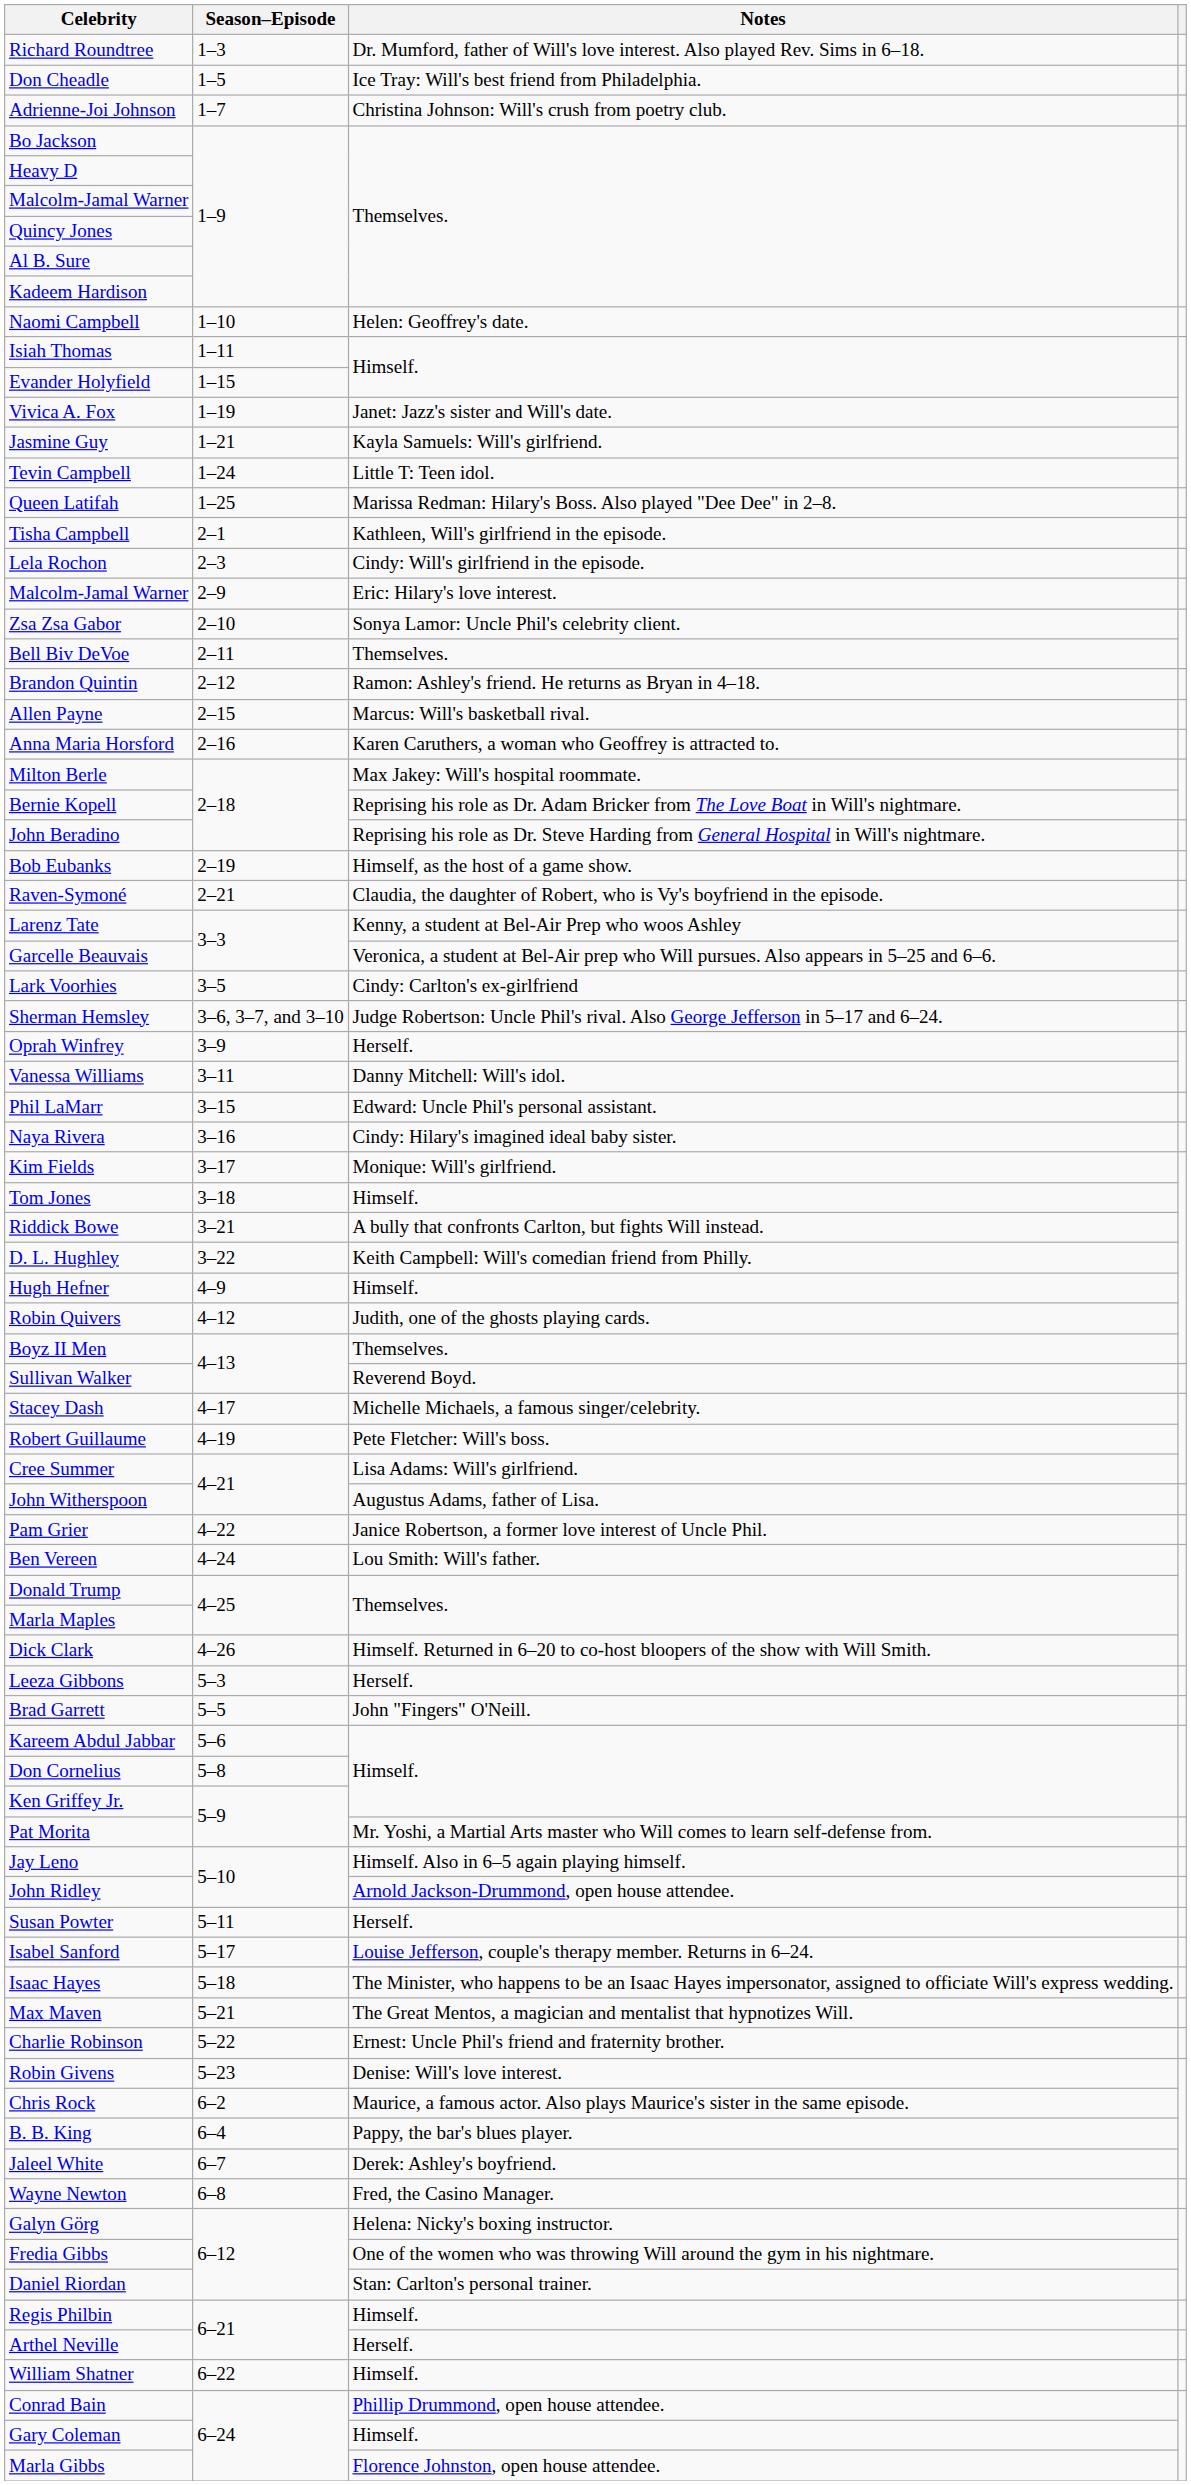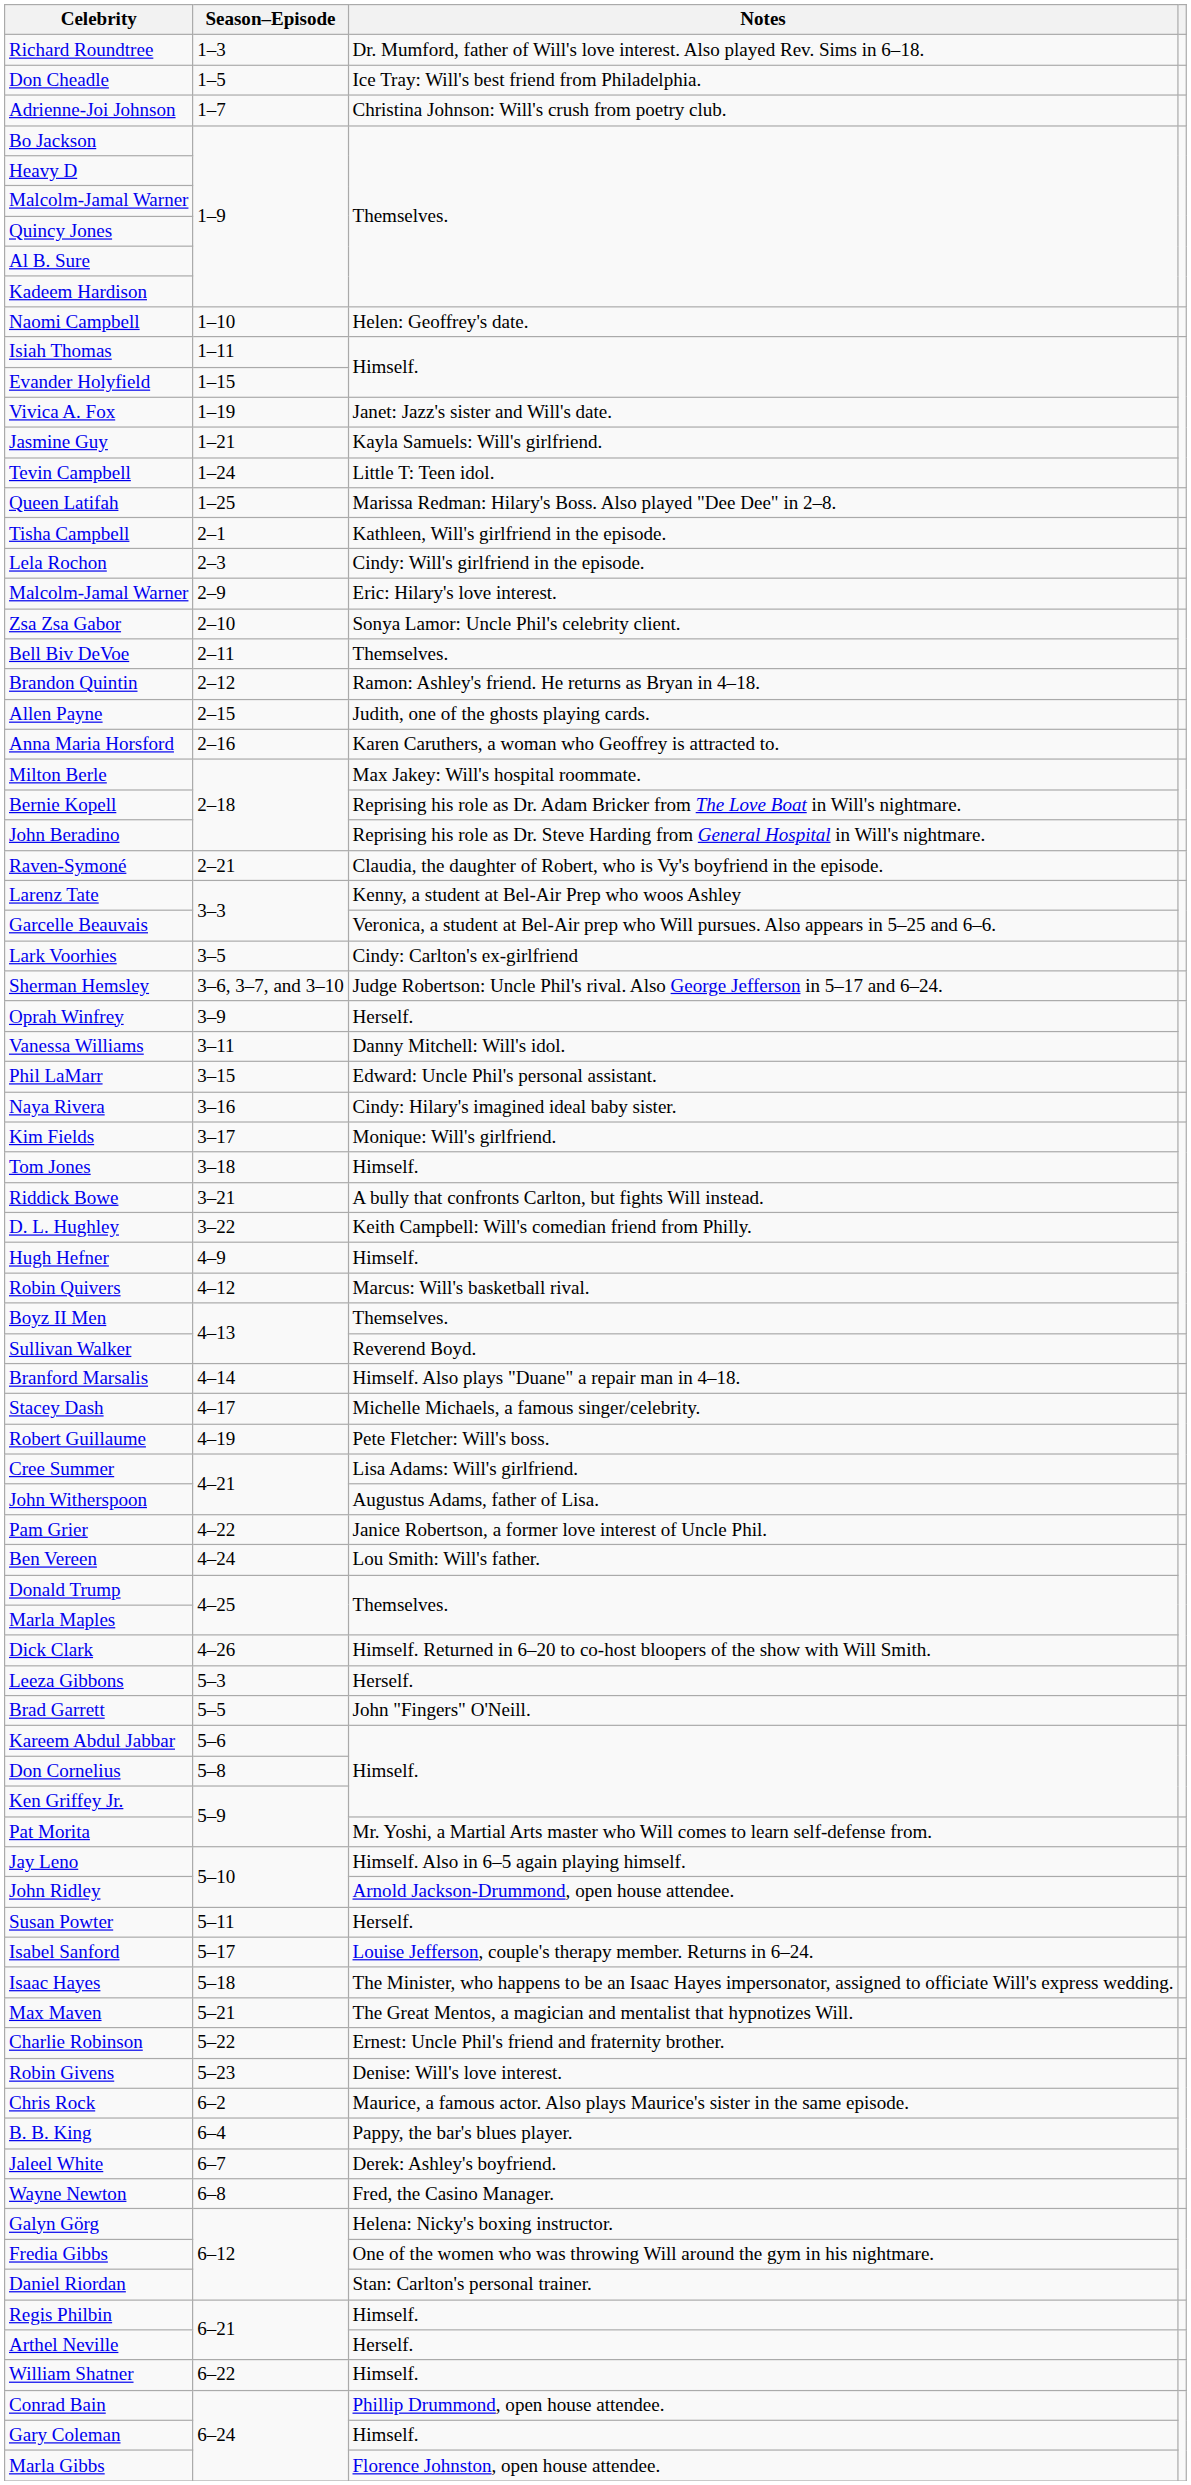(471, 714) Marcus: Will's basketball rival. -> (501, 714) Judith, one of the ghosts playing cards.
- row: (60, 865)
(501, 1318) Judith, one of the ghosts playing cards. -> (471, 1287) Marcus: Will's basketball rival.
+ row: (79, 1378)
